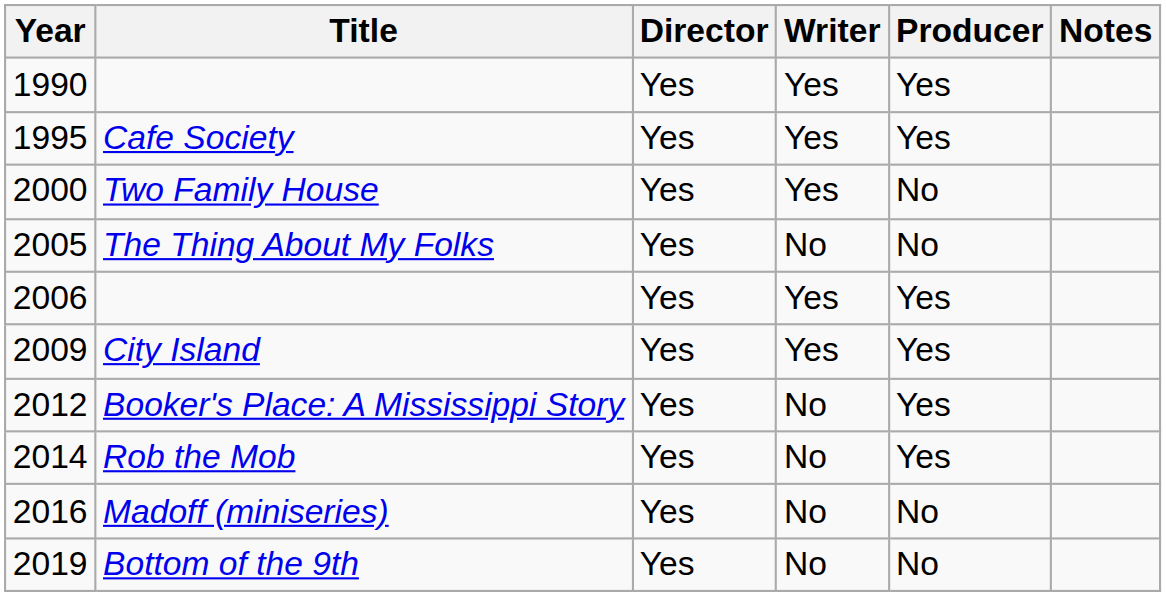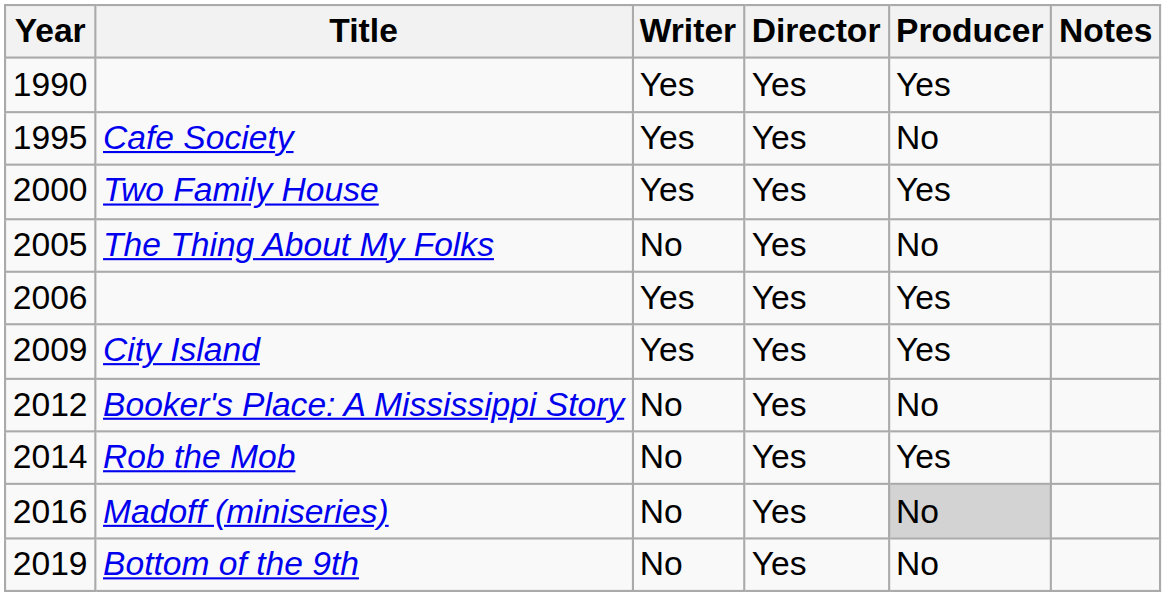columns swapped: (704, 31) <-> (832, 31)
(923, 137) Yes -> (917, 137) No
(917, 191) No -> (923, 191) Yes
(923, 404) Yes -> (917, 404) No
(917, 510) no background -> (917, 510) lightgrey background
